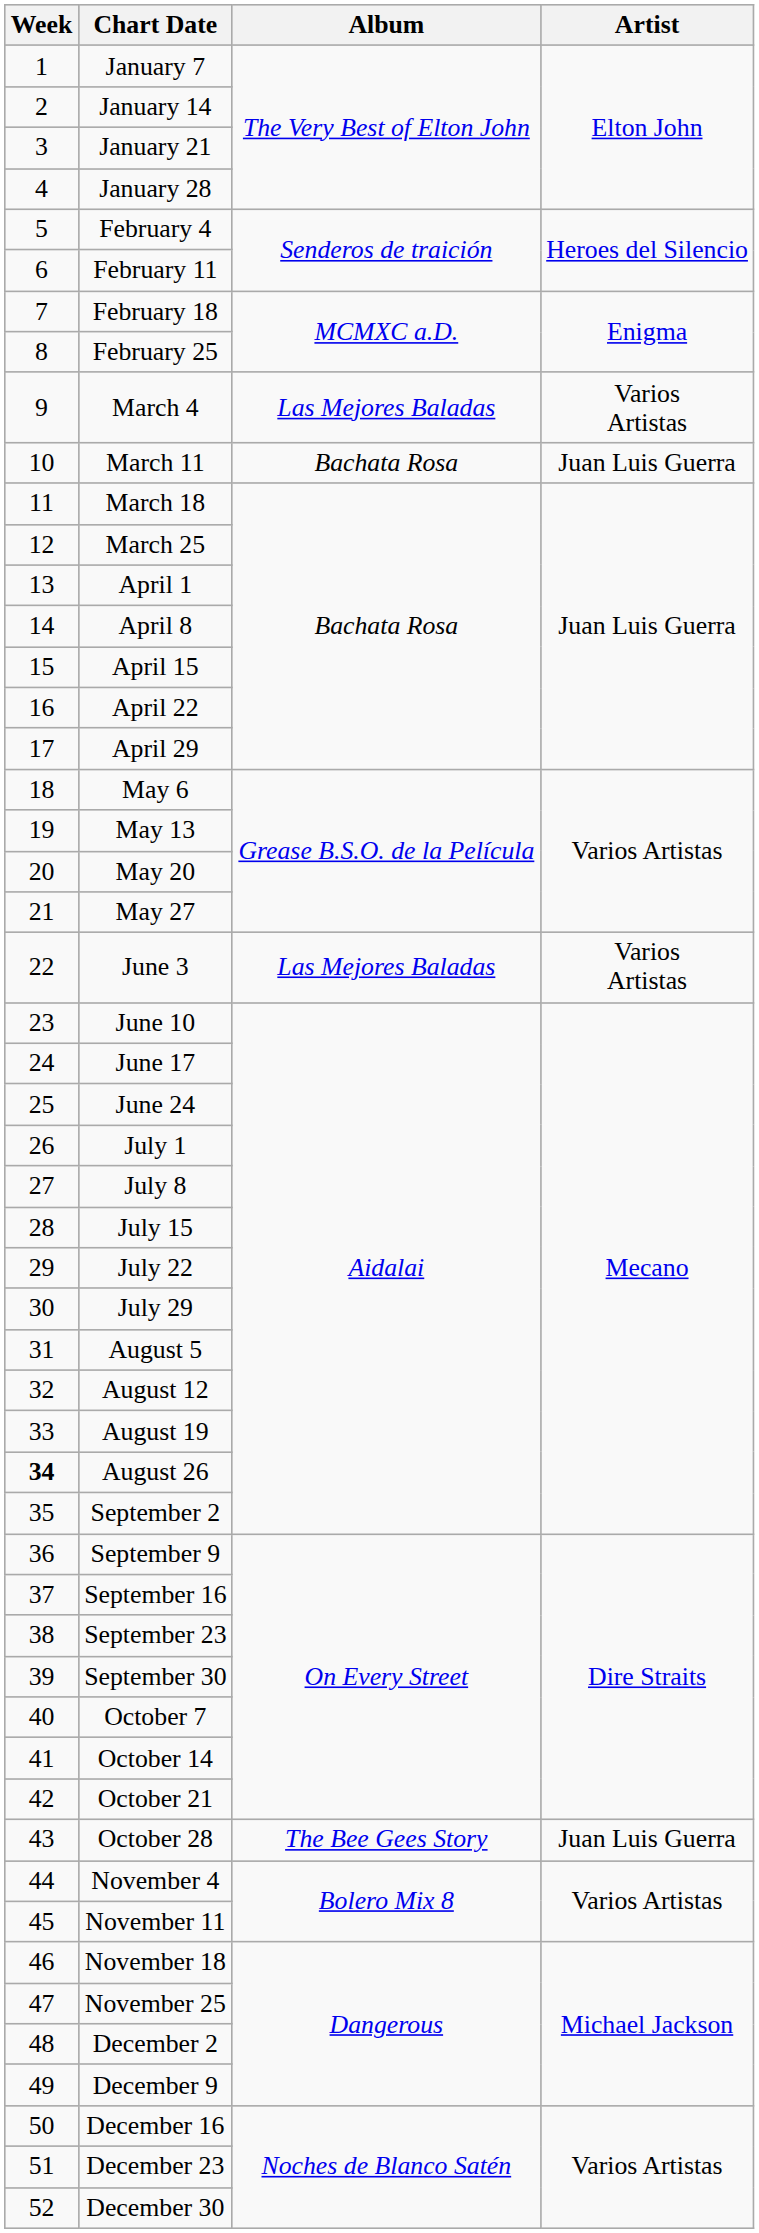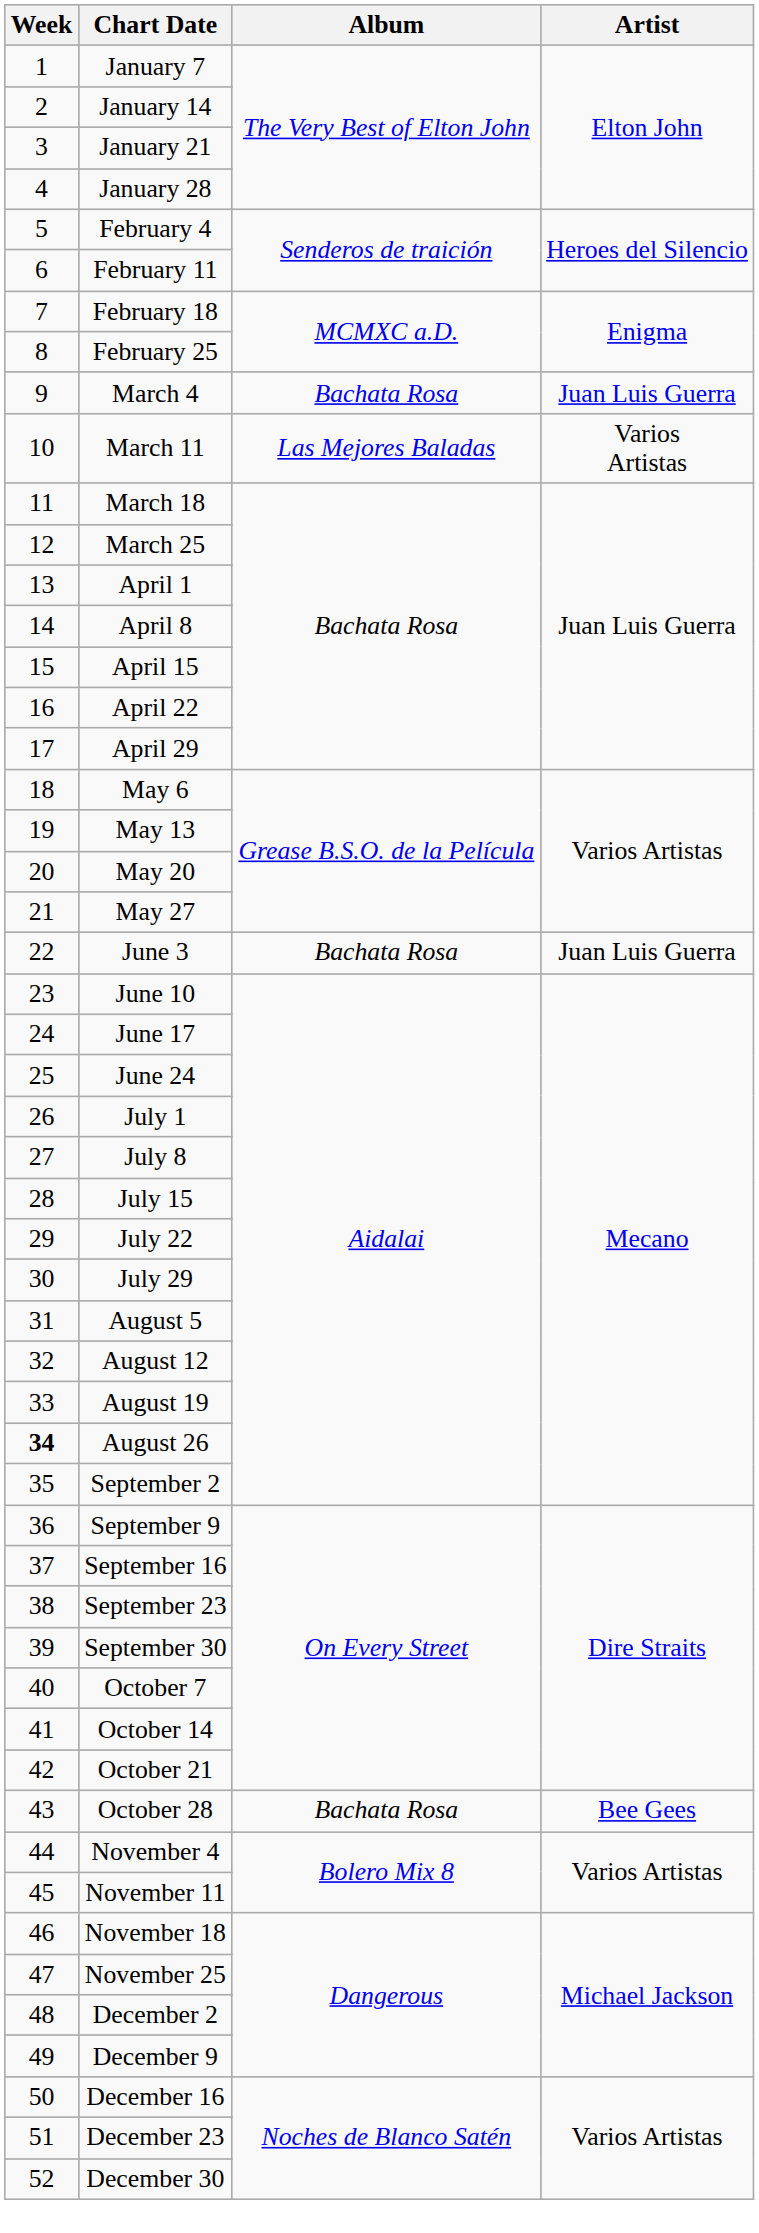(386, 407) Las Mejores Baladas -> (386, 392) Bachata Rosa
(647, 407) Varios Artistas -> (647, 392) Juan Luis Guerra
(386, 462) Bachata Rosa -> (386, 447) Las Mejores Baladas
(647, 462) Juan Luis Guerra -> (647, 447) Varios Artistas
(386, 967) Las Mejores Baladas -> (386, 952) Bachata Rosa
(647, 967) Varios Artistas -> (647, 952) Juan Luis Guerra
(386, 1839) The Bee Gees Story -> (386, 1810) Bachata Rosa
(647, 1839) Juan Luis Guerra -> (647, 1810) Bee Gees
